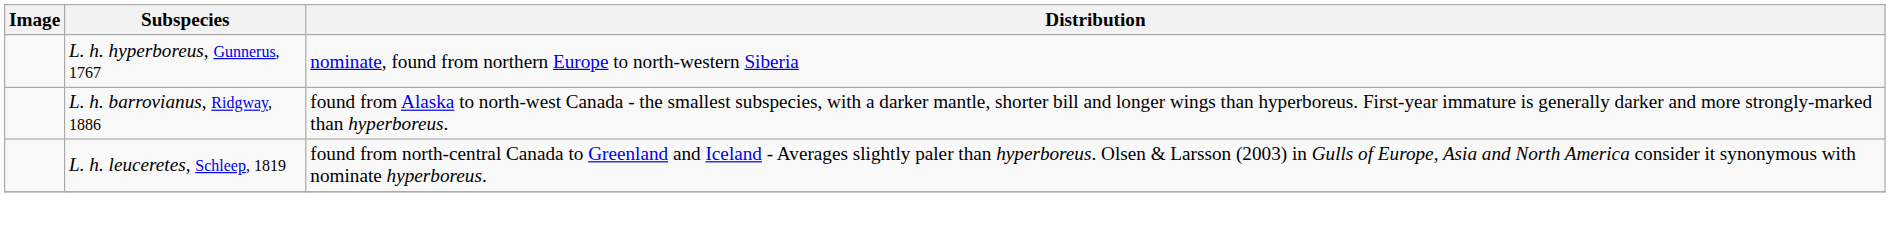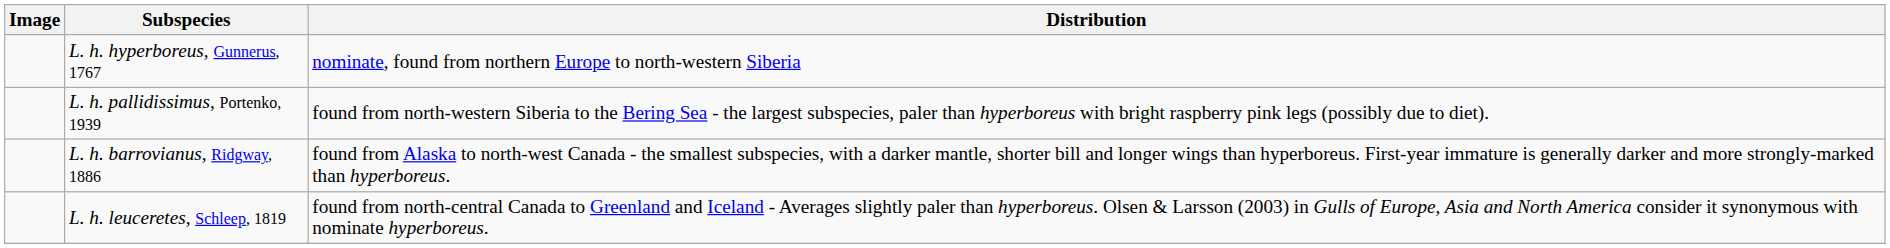+ row: (175, 113)
